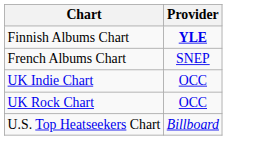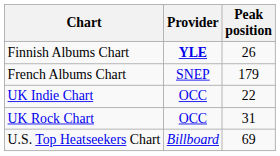+ column: (249, 23)
